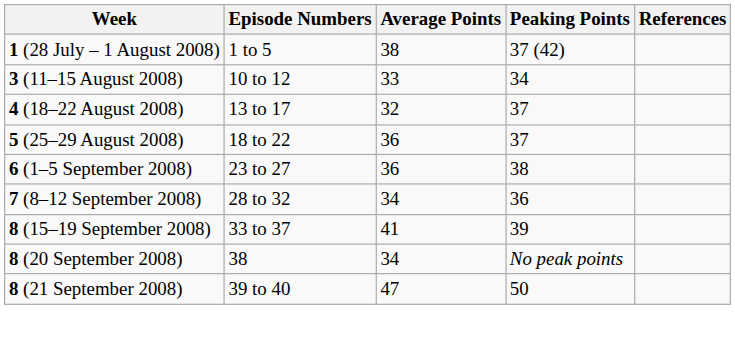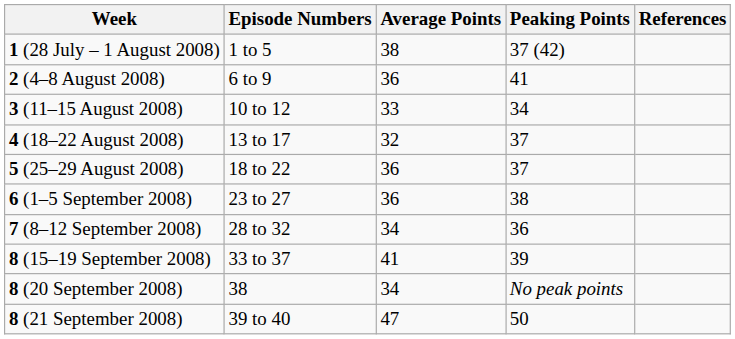+ row: (87, 79)
